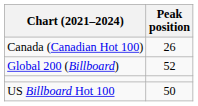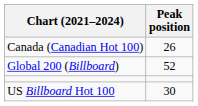(169, 91) 50 -> (169, 91) 30
